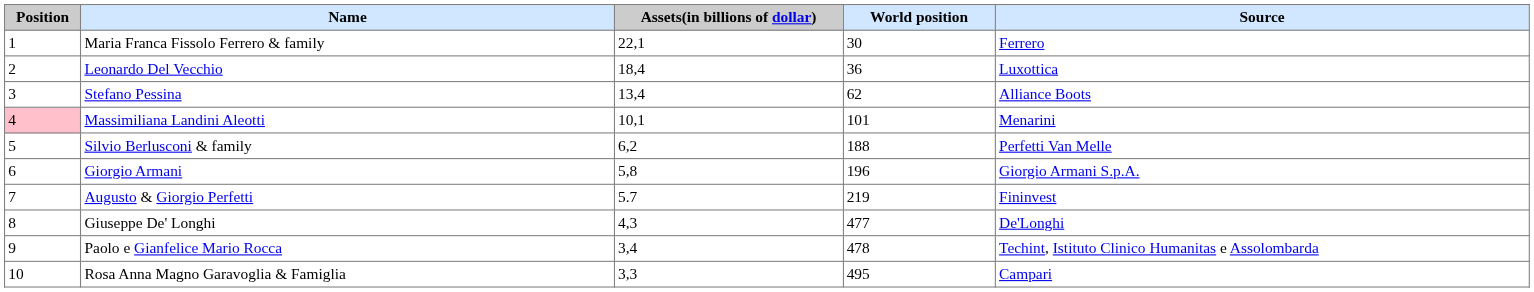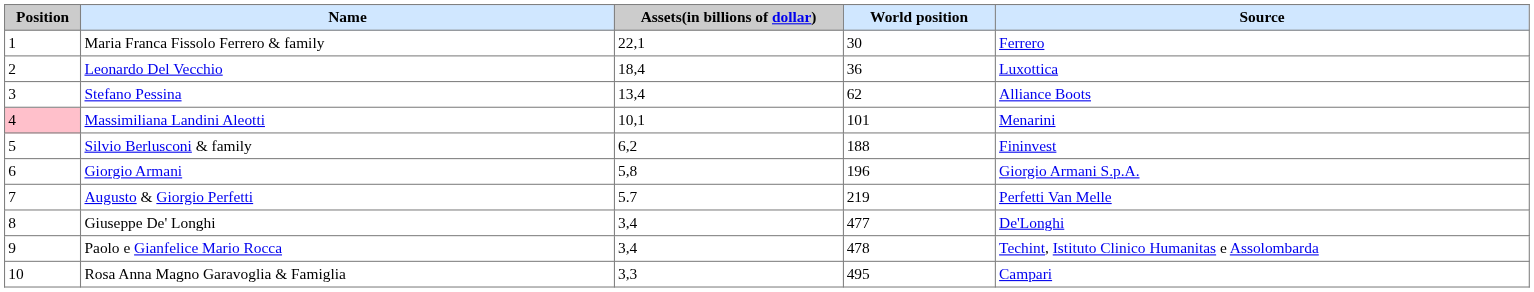(1055, 145) Perfetti Van Melle -> (1028, 145) Fininvest
(1028, 197) Fininvest -> (1055, 197) Perfetti Van Melle
(628, 222) 4,3 -> (628, 222) 3,4
